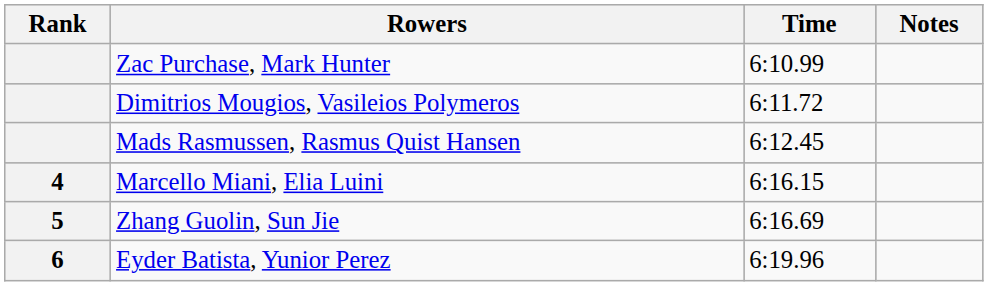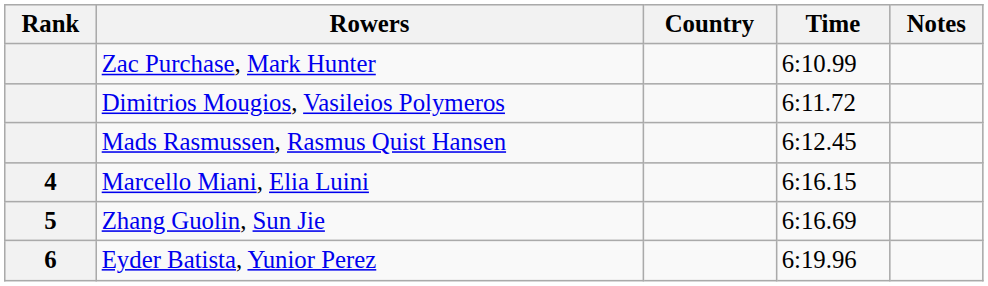+ column: (709, 24)
